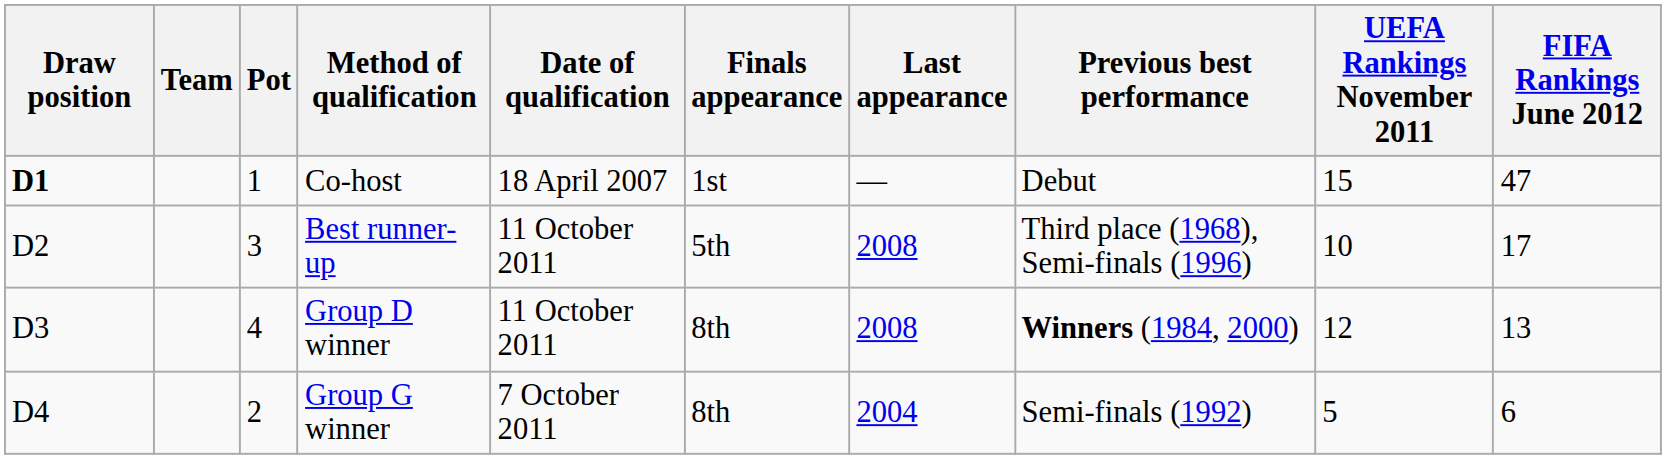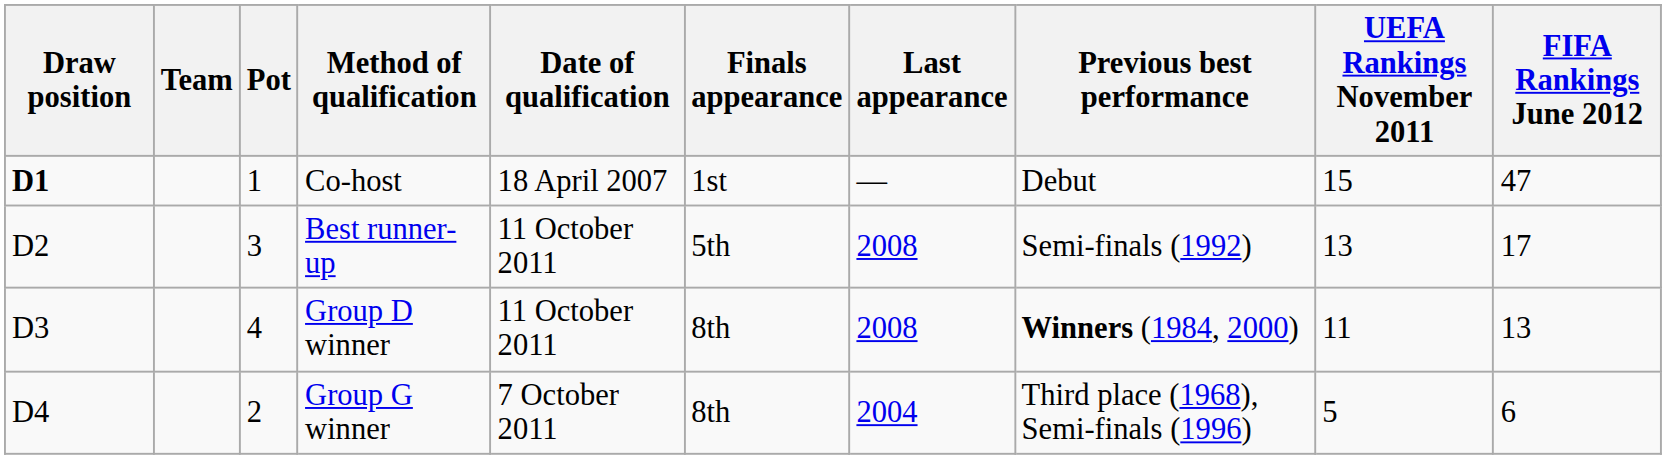(1140, 245) Third place (1968), Semi-finals (1996) -> (1137, 245) Semi-finals (1992)
(1338, 245) 10 -> (1338, 245) 13
(1338, 328) 12 -> (1337, 328) 11
(1137, 411) Semi-finals (1992) -> (1140, 411) Third place (1968), Semi-finals (1996)
